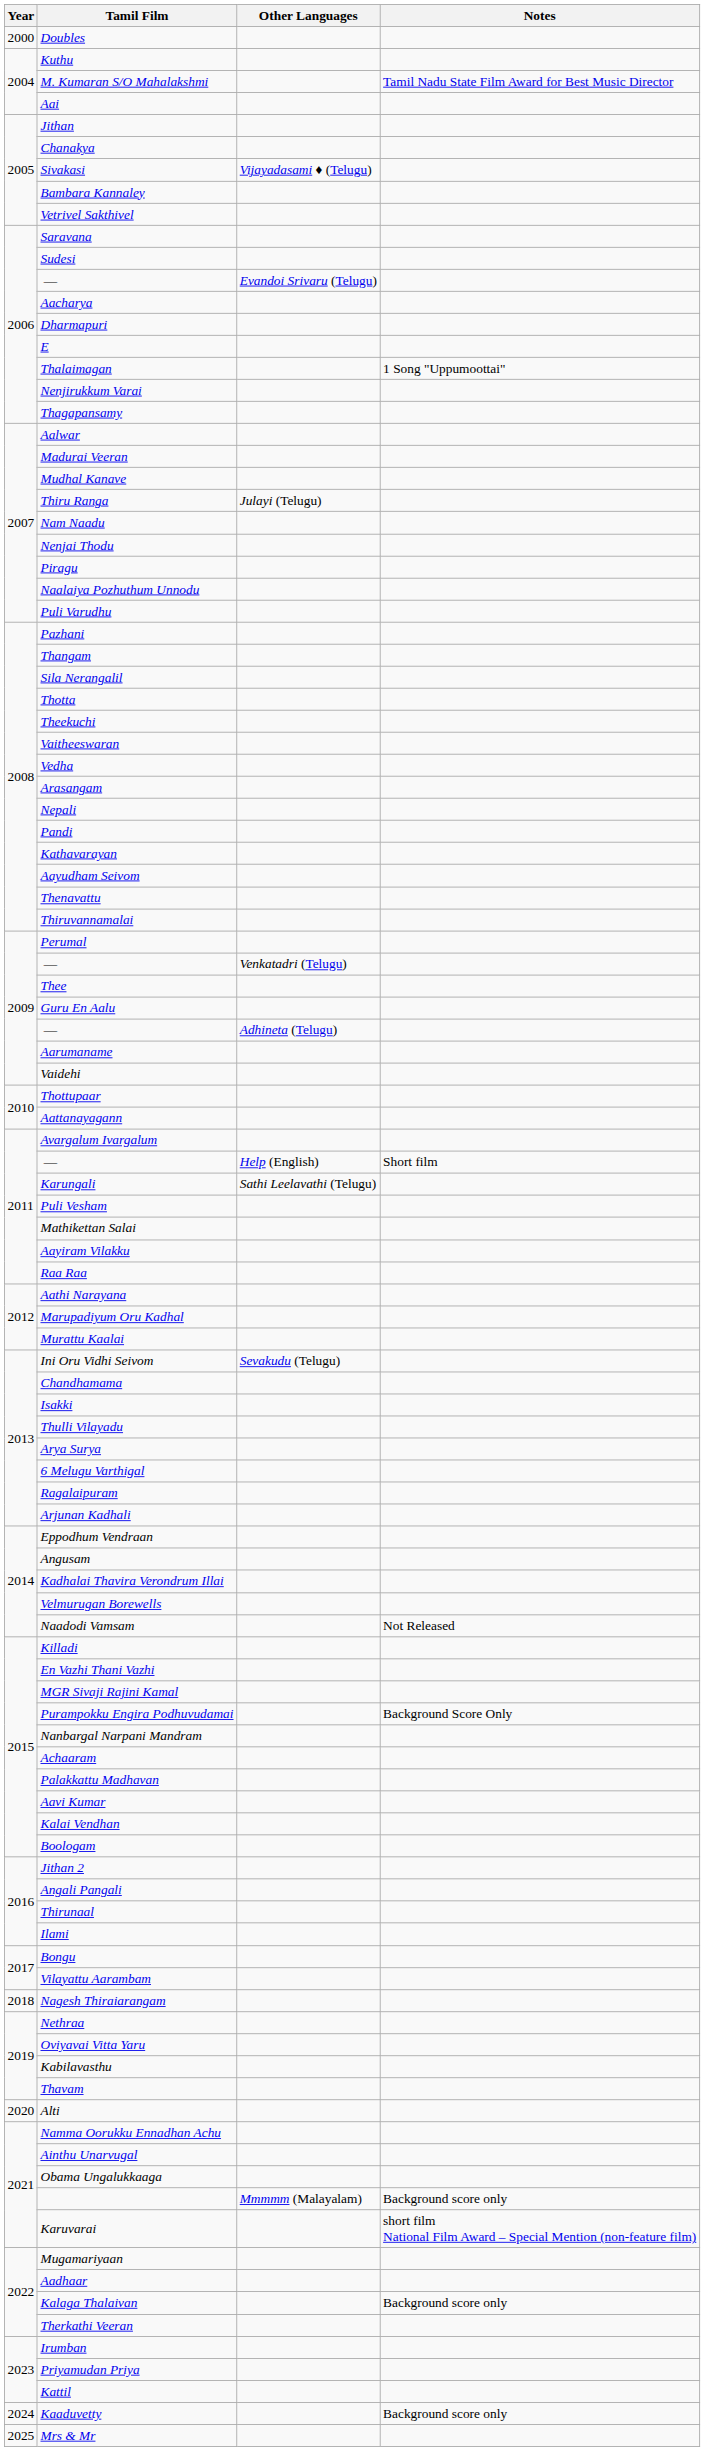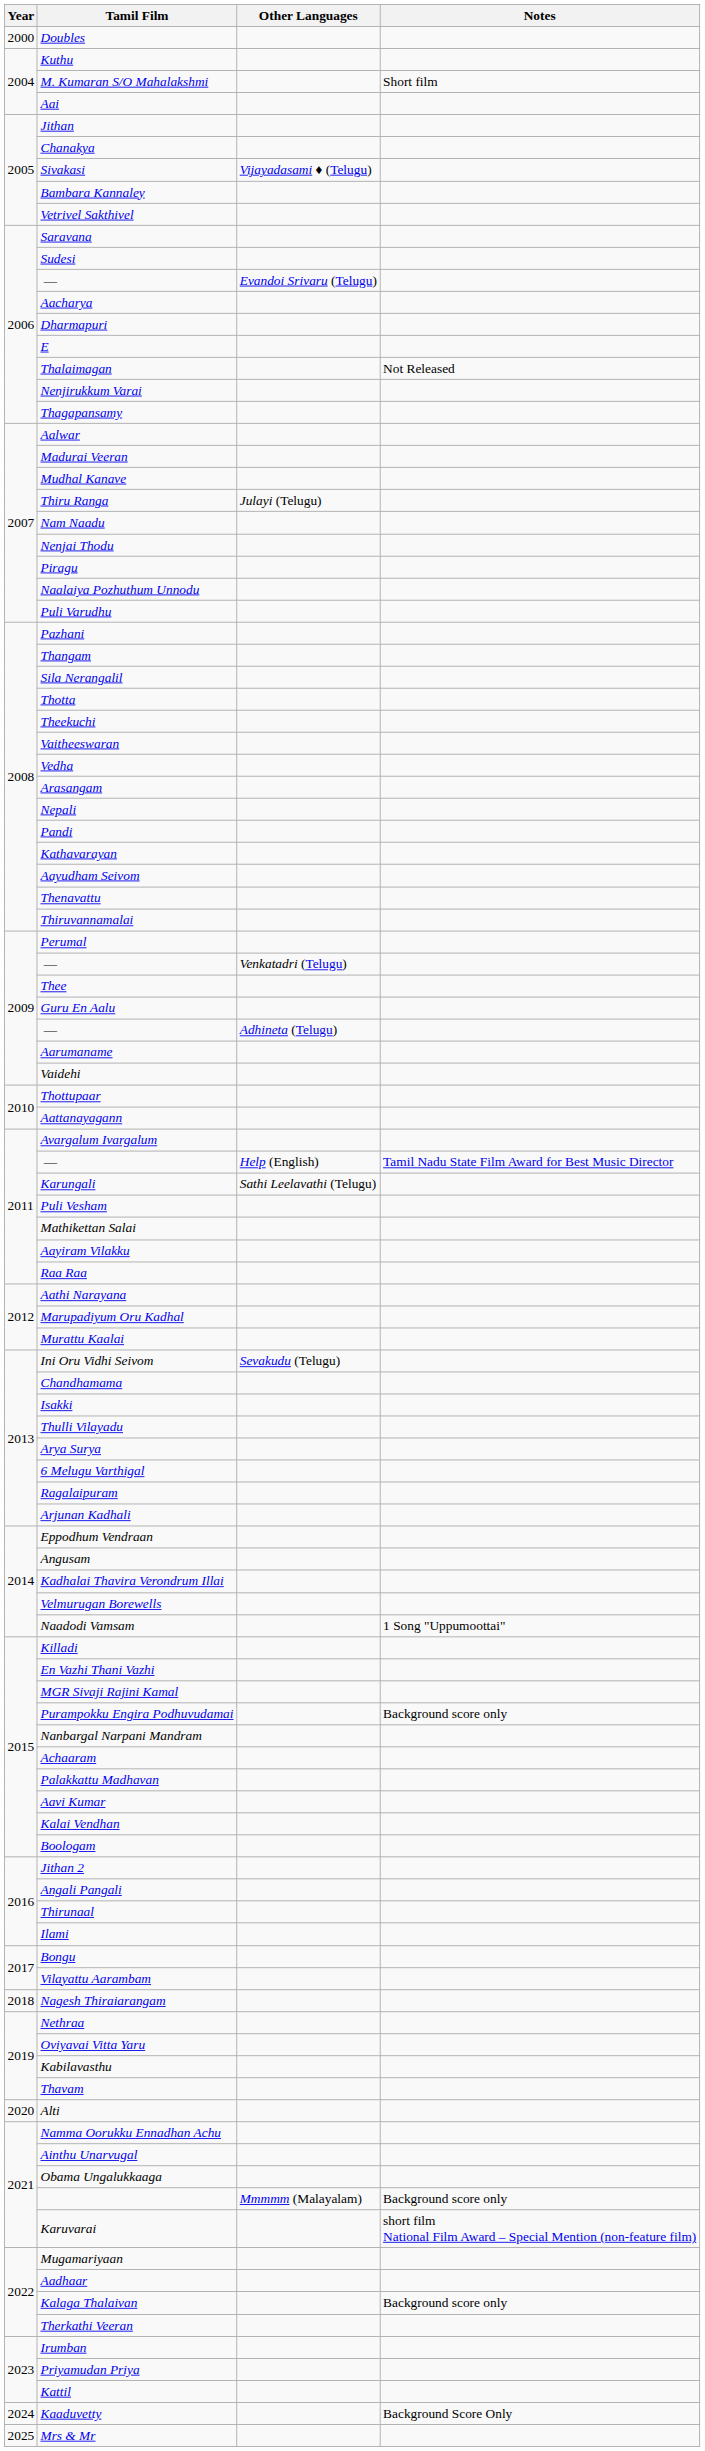(528, 81) Tamil Nadu State Film Award for Best Music Director -> (410, 81) Short film
(444, 368) 1 Song "Uppumoottai" -> (419, 368) Not Released
(410, 1162) Short film -> (528, 1162) Tamil Nadu State Film Award for Best Music Director
(419, 1625) Not Released -> (444, 1625) 1 Song "Uppumoottai"
(448, 1713) Background Score Only -> (445, 1713) Background score only
(445, 2413) Background score only -> (448, 2413) Background Score Only
